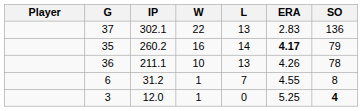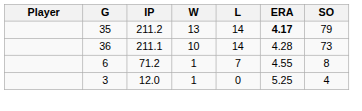- row: (108, 30)
(153, 47) 260.2 -> (149, 30) 211.2
(198, 47) 16 -> (194, 30) 13
(244, 64) 13 -> (238, 47) 14
(289, 64) 4.26 -> (282, 47) 4.28
(335, 64) 78 -> (326, 47) 73
(153, 81) 31.2 -> (149, 64) 71.2
(335, 98) bold -> (326, 81) normal
